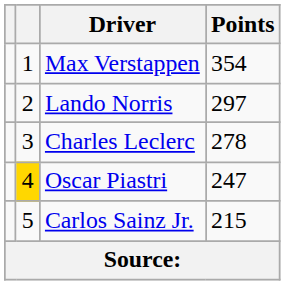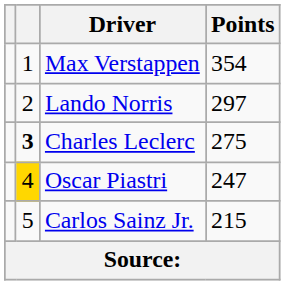(28, 141) normal -> (28, 141) bold
(229, 141) 278 -> (229, 141) 275
